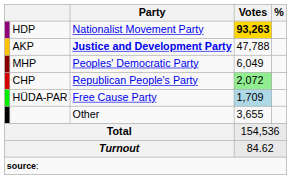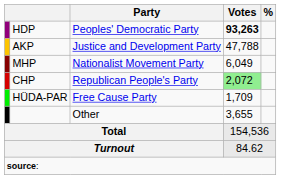(138, 30) Nationalist Movement Party -> (136, 30) Peoples' Democratic Party
(253, 30) gold background -> (242, 30) no background
(152, 47) bold -> (147, 47) normal
(136, 64) Peoples' Democratic Party -> (138, 64) Nationalist Movement Party
(250, 98) lightblue background -> (239, 98) no background
